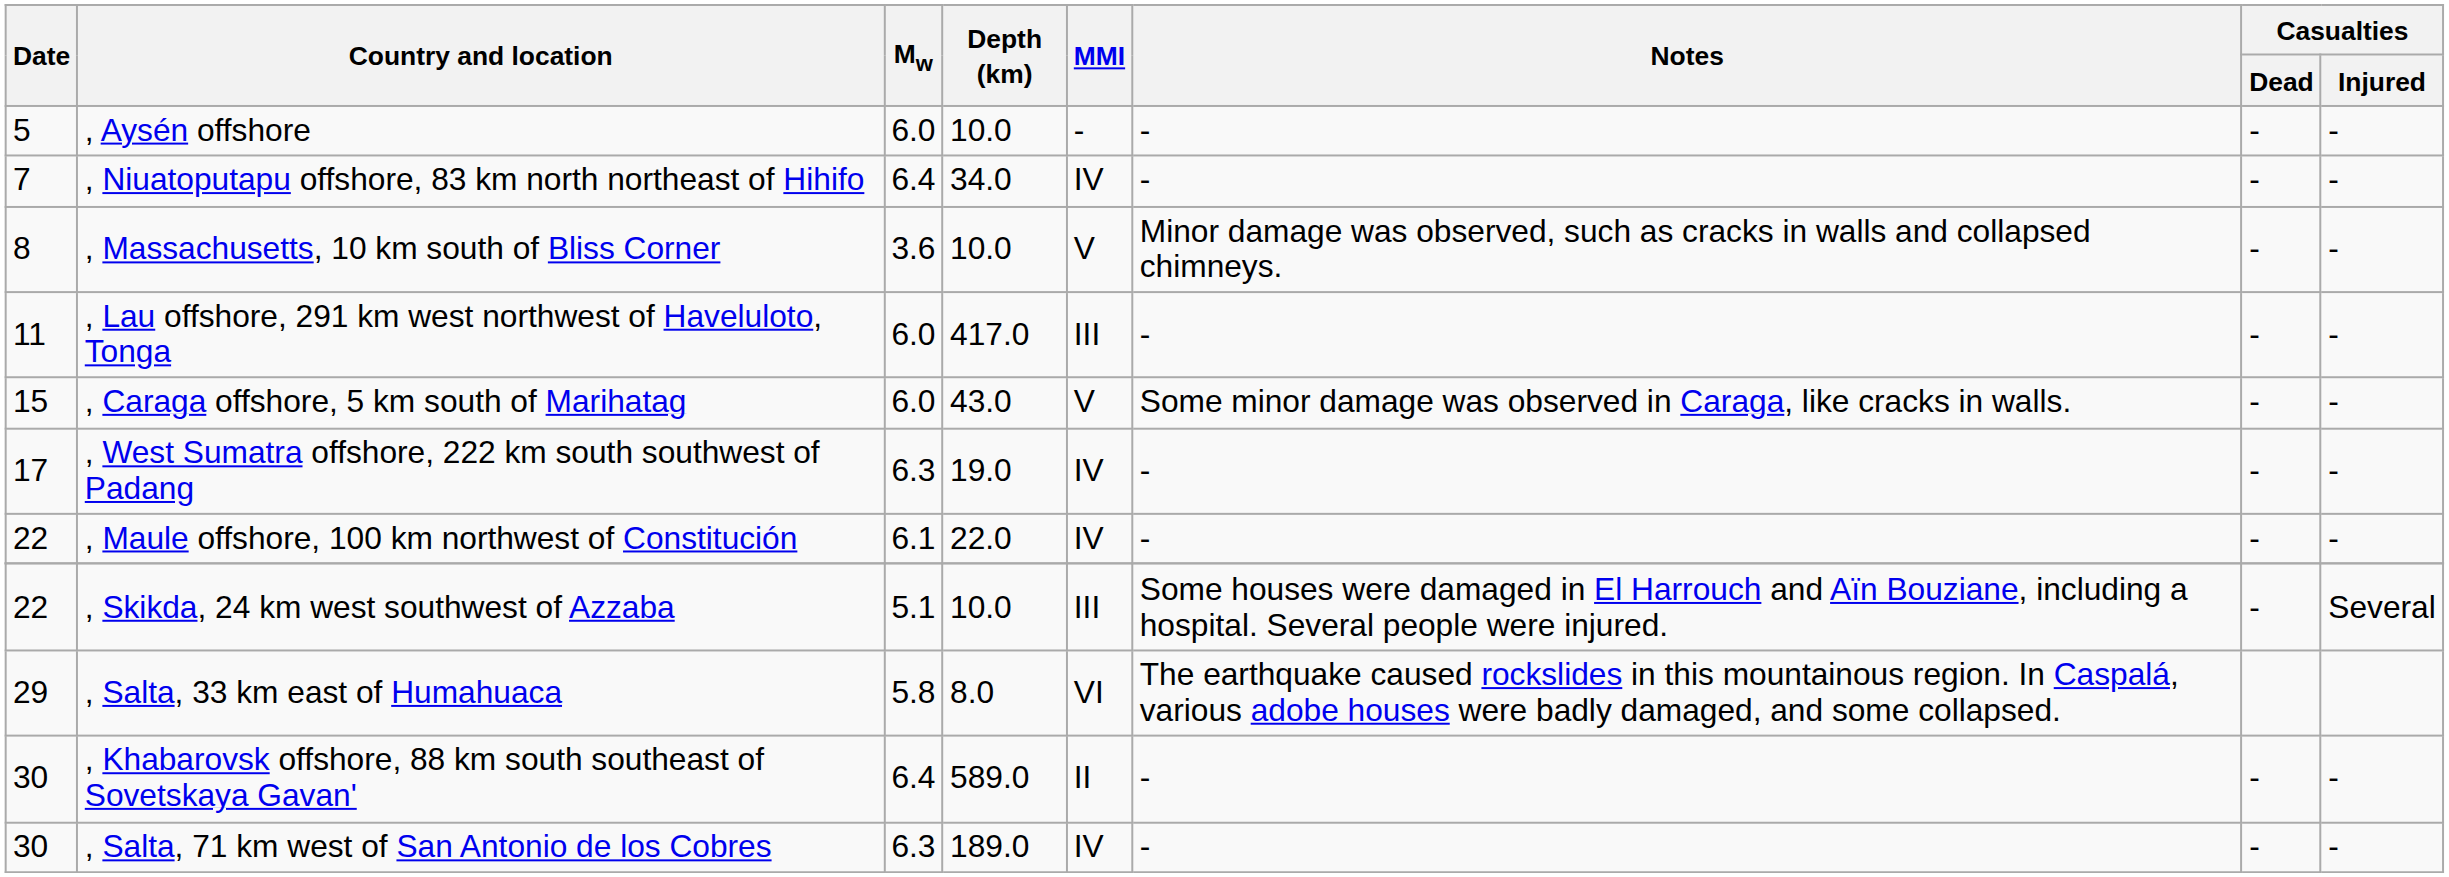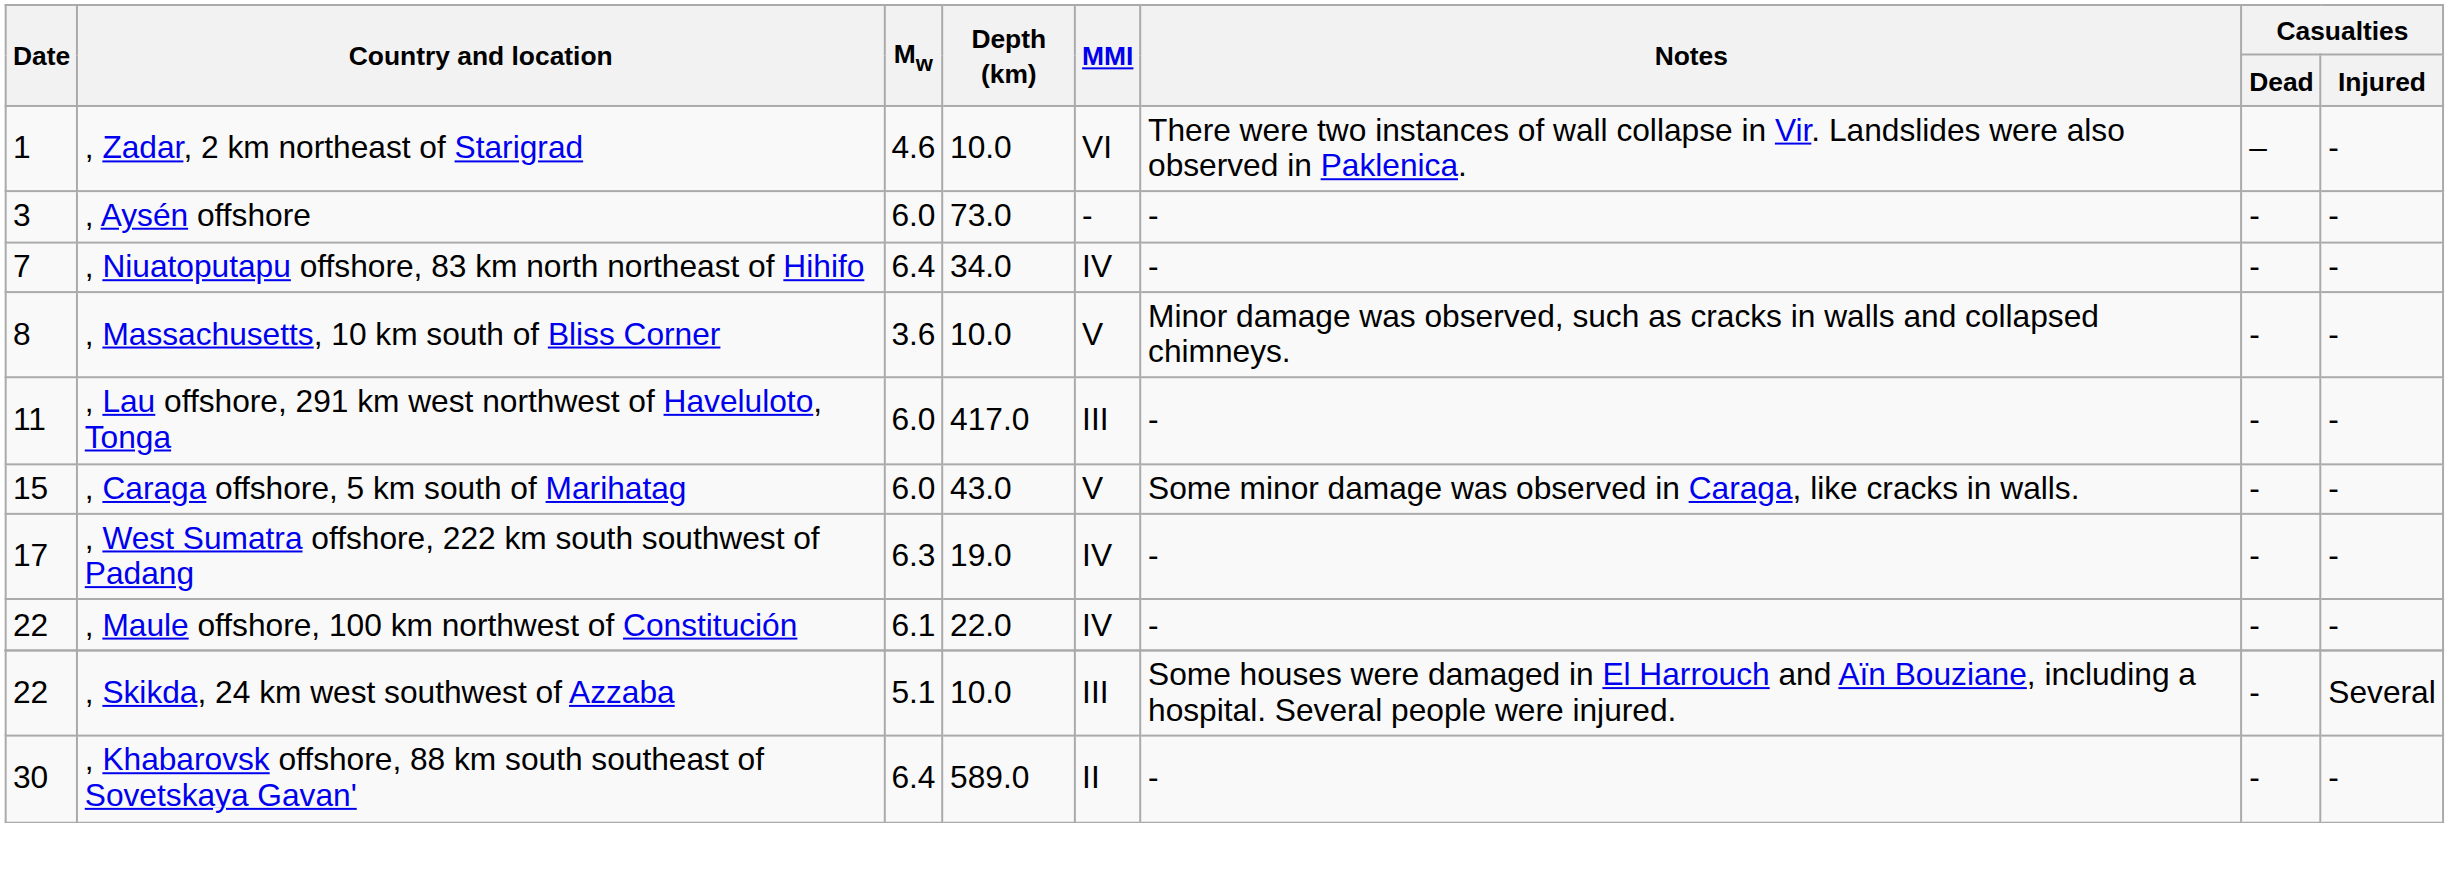+ row: (334, 147)
(22, 130) 5 -> (22, 215) 3
(981, 130) 10.0 -> (981, 215) 73.0
- row: (323, 692)
- row: (428, 846)
